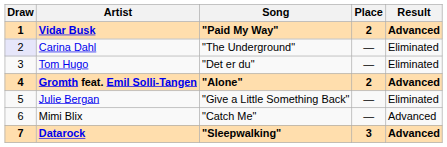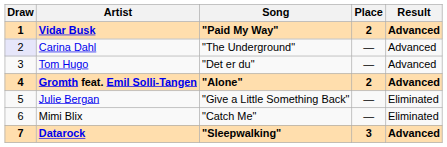(413, 47) Eliminated -> (412, 47) Advanced
(413, 64) Eliminated -> (412, 64) Advanced
(412, 116) Advanced -> (413, 116) Eliminated
